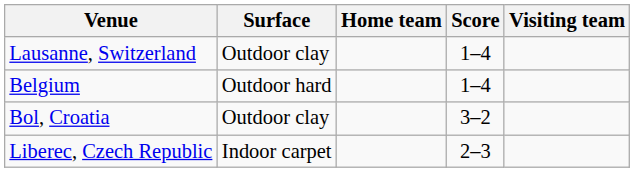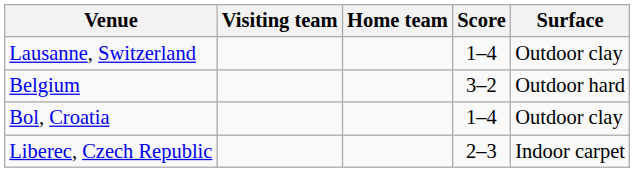columns swapped: (277, 20) <-> (567, 20)
(475, 85) 1–4 -> (481, 85) 3–2
(475, 118) 3–2 -> (481, 118) 1–4
